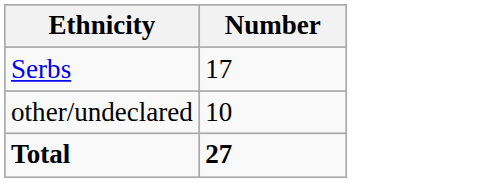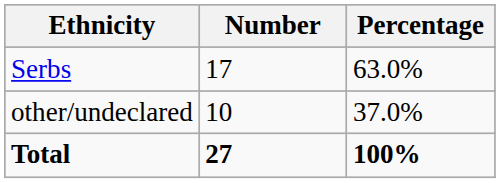+ column: (420, 25)
